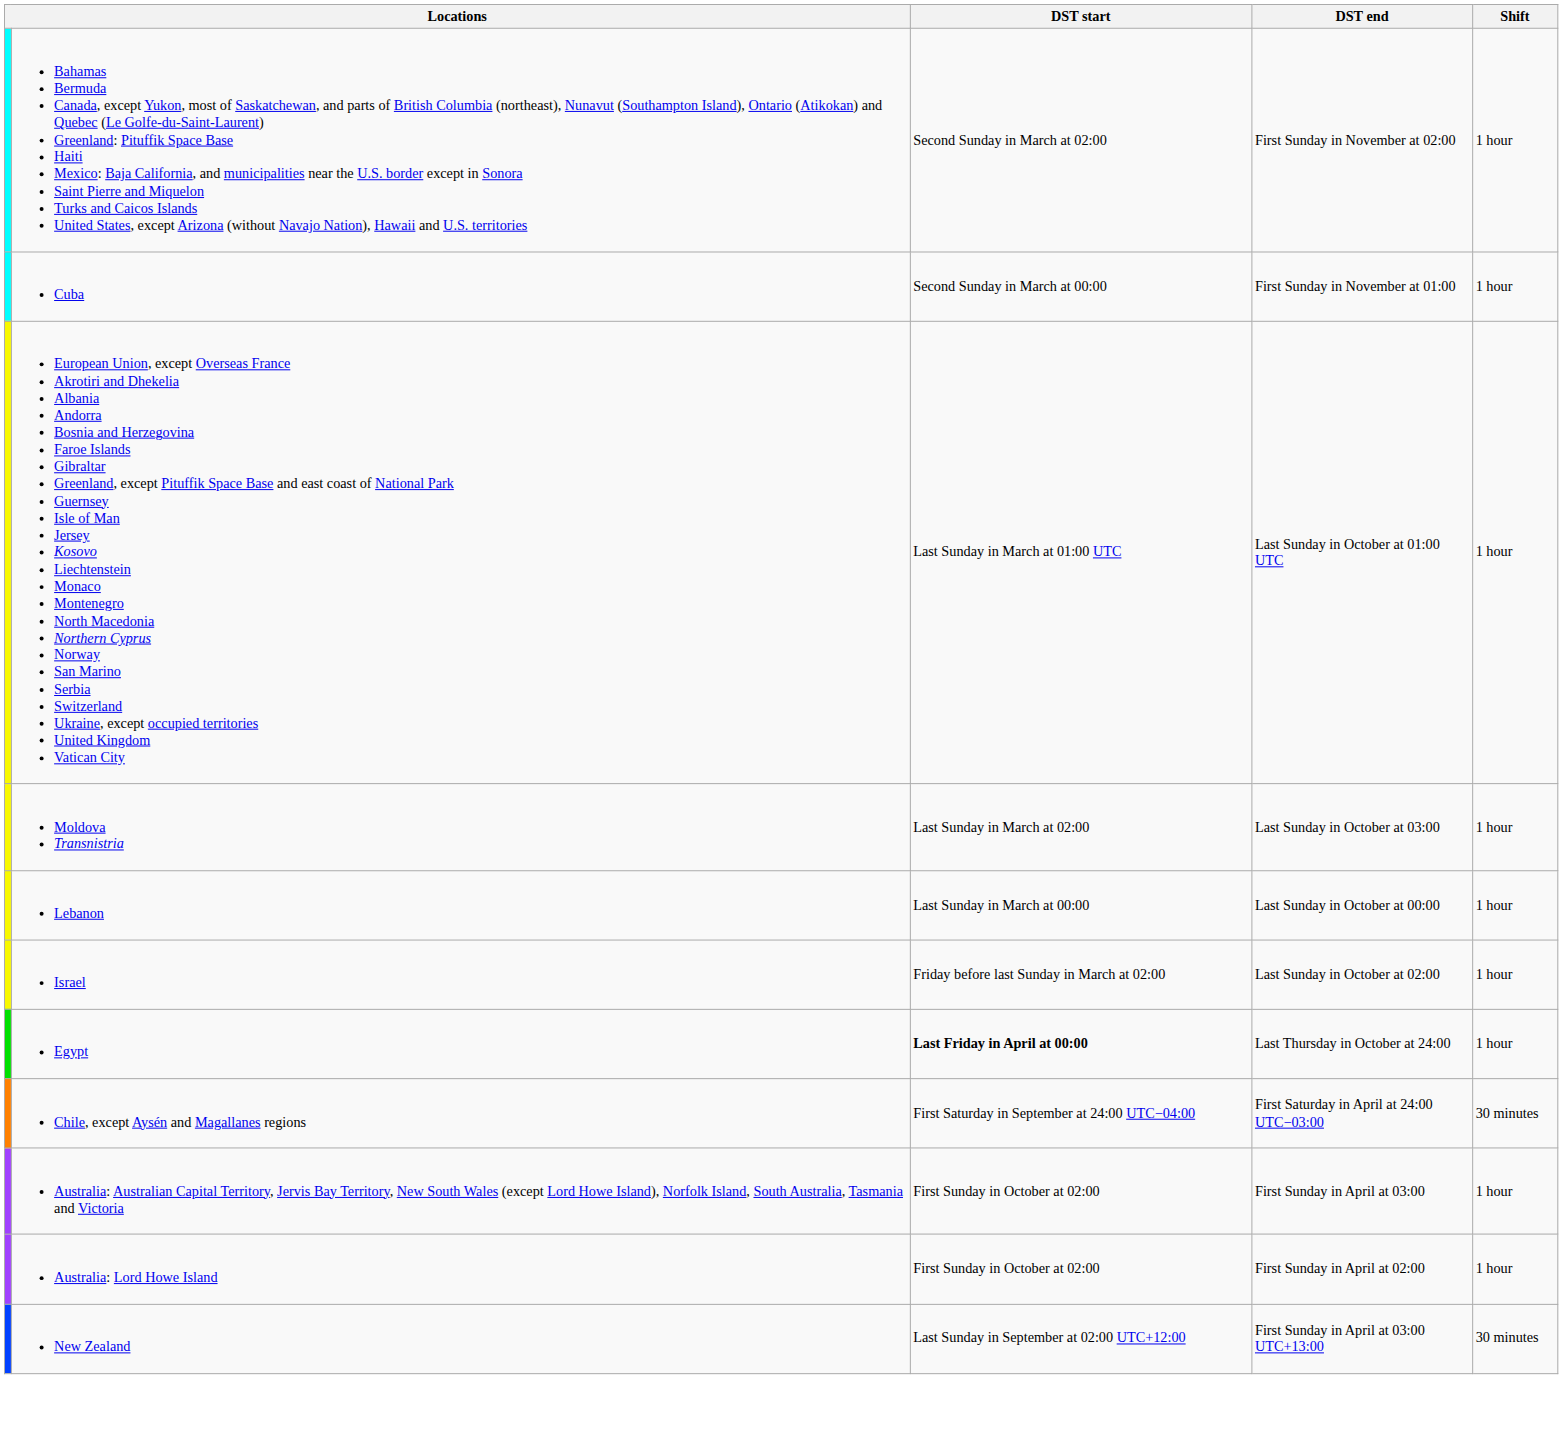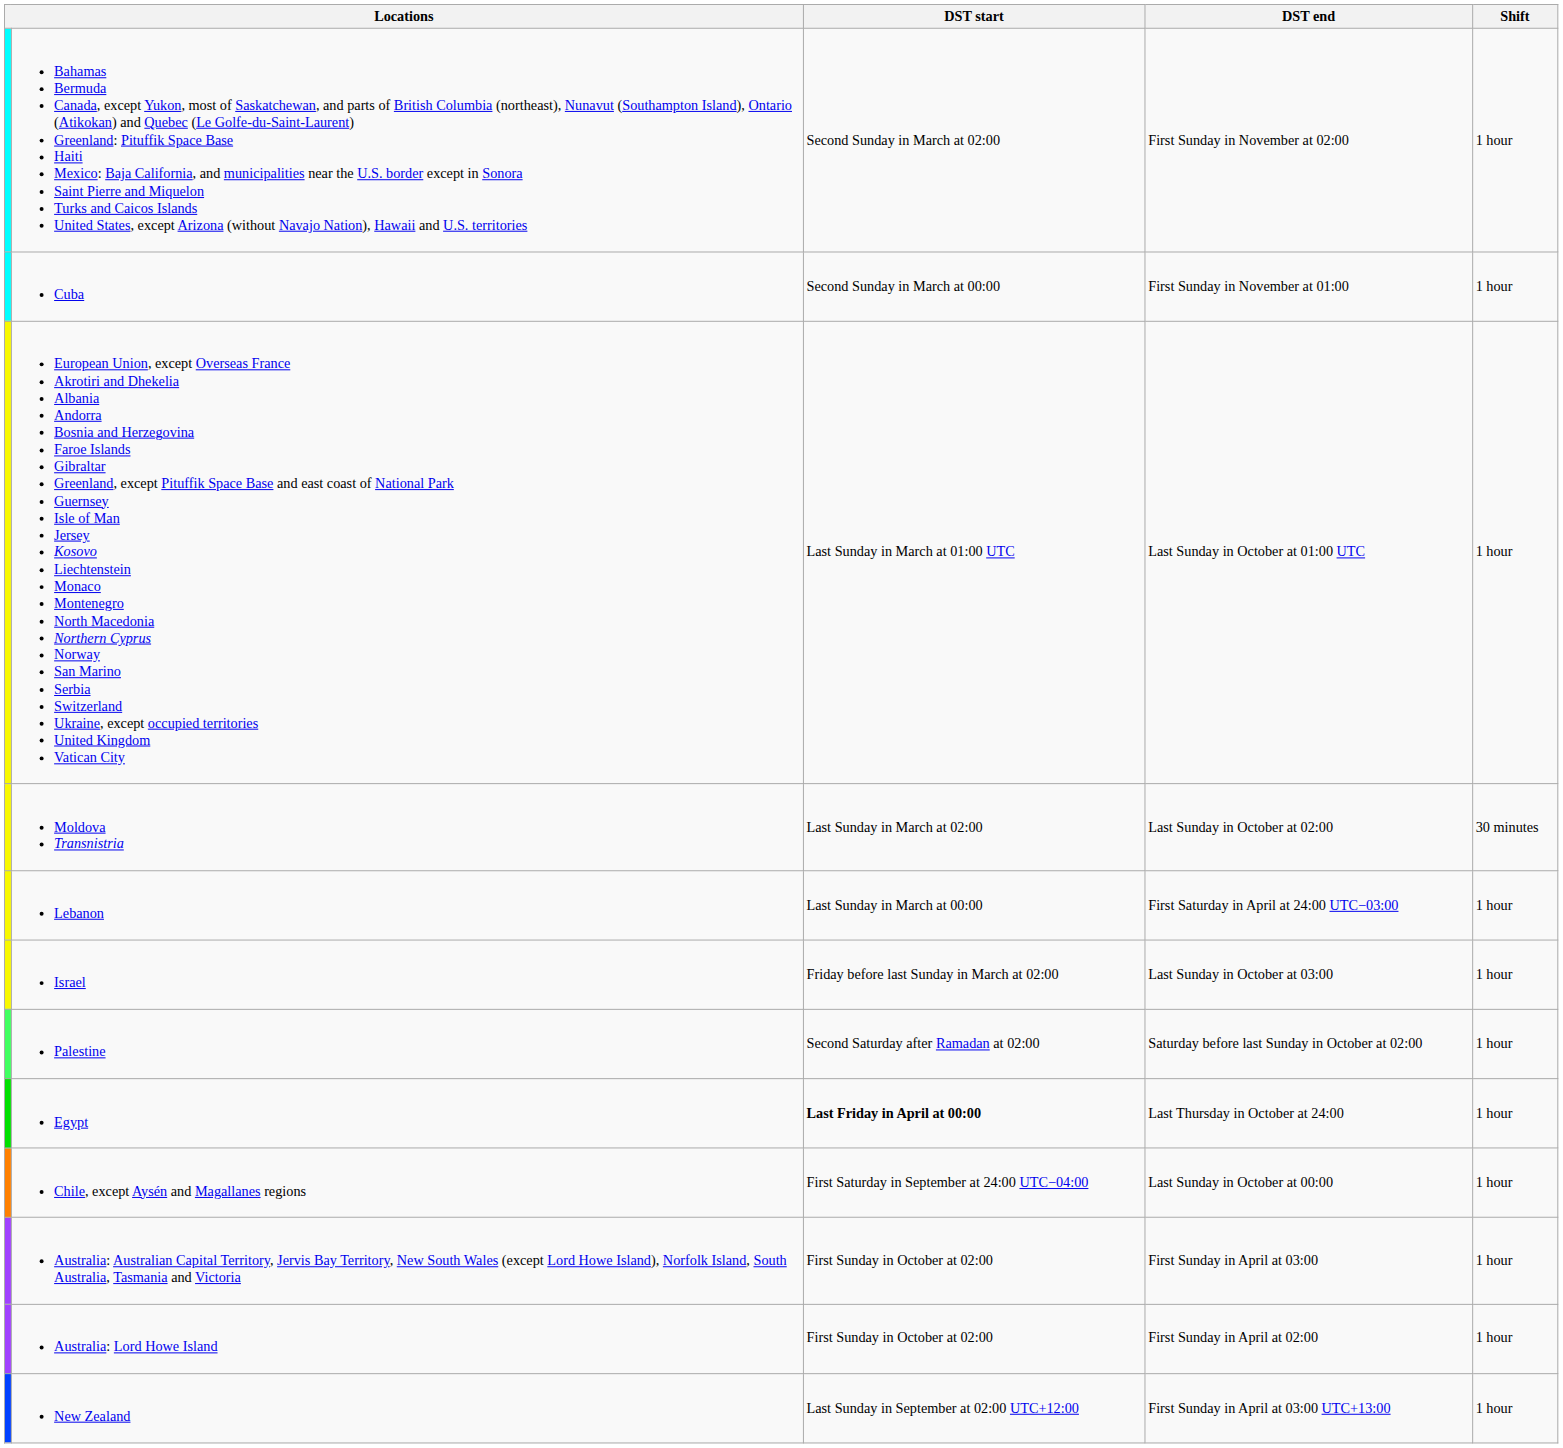(1347, 827) Last Sunday in October at 03:00 -> (1241, 827) Last Sunday in October at 02:00
(1494, 827) 1 hour -> (1507, 827) 30 minutes
(1347, 905) Last Sunday in October at 00:00 -> (1273, 905) First Saturday in April at 24:00 UTC−03:00
(1347, 974) Last Sunday in October at 02:00 -> (1241, 974) Last Sunday in October at 03:00
+ row: (407, 1053)
(1344, 1113) First Saturday in April at 24:00 UTC−03:00 -> (1241, 1182) Last Sunday in October at 00:00
(1507, 1113) 30 minutes -> (1494, 1182) 1 hour
(1507, 1338) 30 minutes -> (1494, 1408) 1 hour
